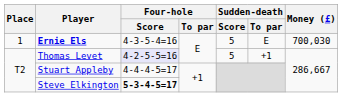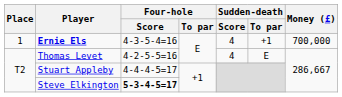(232, 41) 5 -> (232, 41) 4
(266, 41) E -> (266, 41) +1
(311, 41) 700,030 -> (311, 41) 700,000
(150, 56) lavender background -> (150, 56) no background
(232, 56) 5 -> (232, 56) 4
(266, 56) +1 -> (266, 56) E
